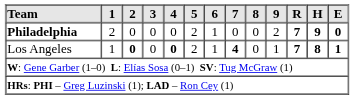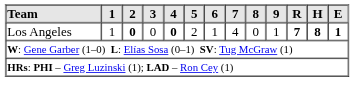- row: (42, 31)
(235, 49) bold -> (235, 31) normal
